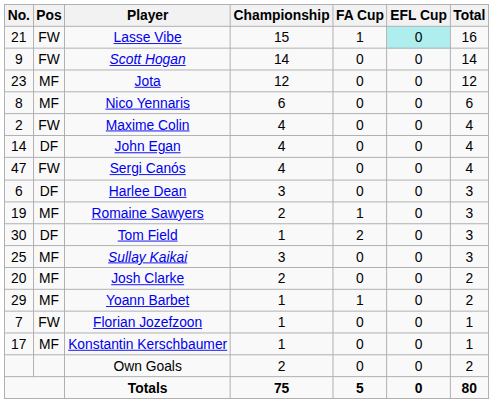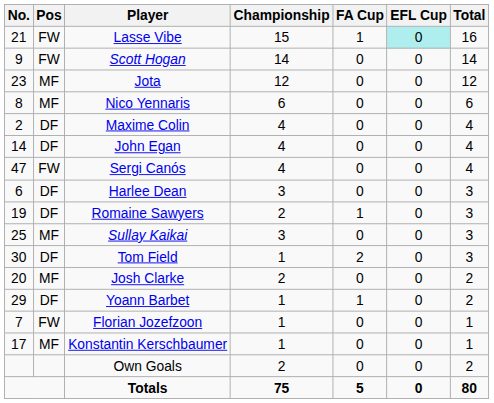(49, 125) FW -> (49, 125) DF
(49, 213) MF -> (49, 213) DF
rows swapped: (148, 256) <-> (148, 235)
(49, 300) MF -> (49, 300) DF
